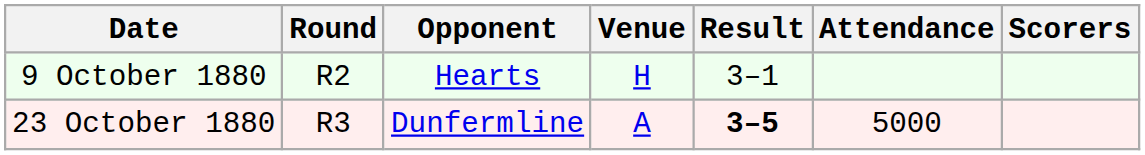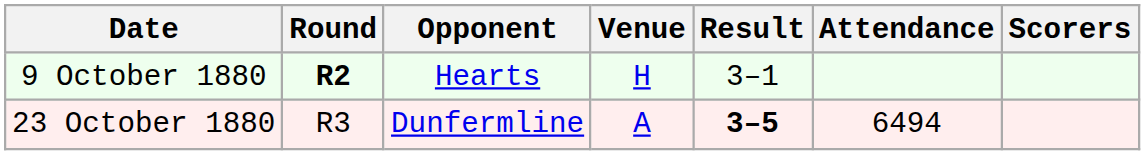(333, 77) normal -> (333, 77) bold
(907, 124) 5000 -> (907, 124) 6494
